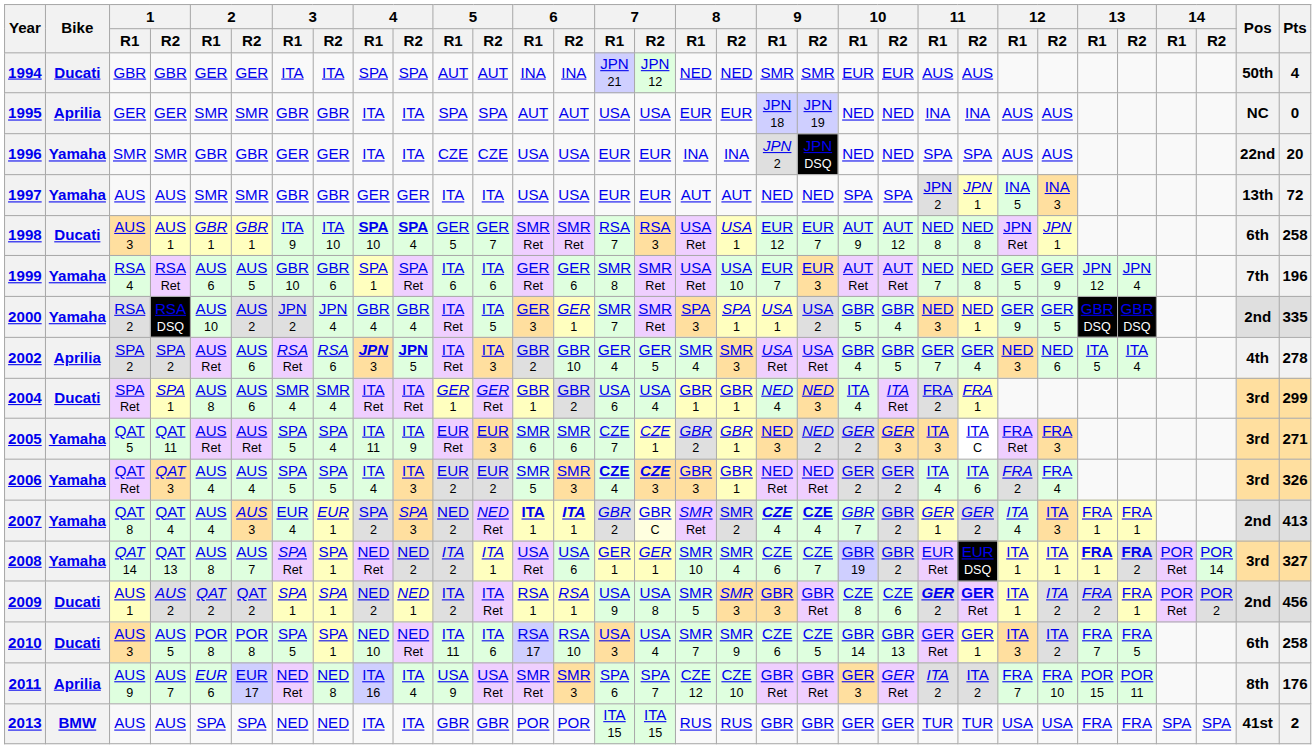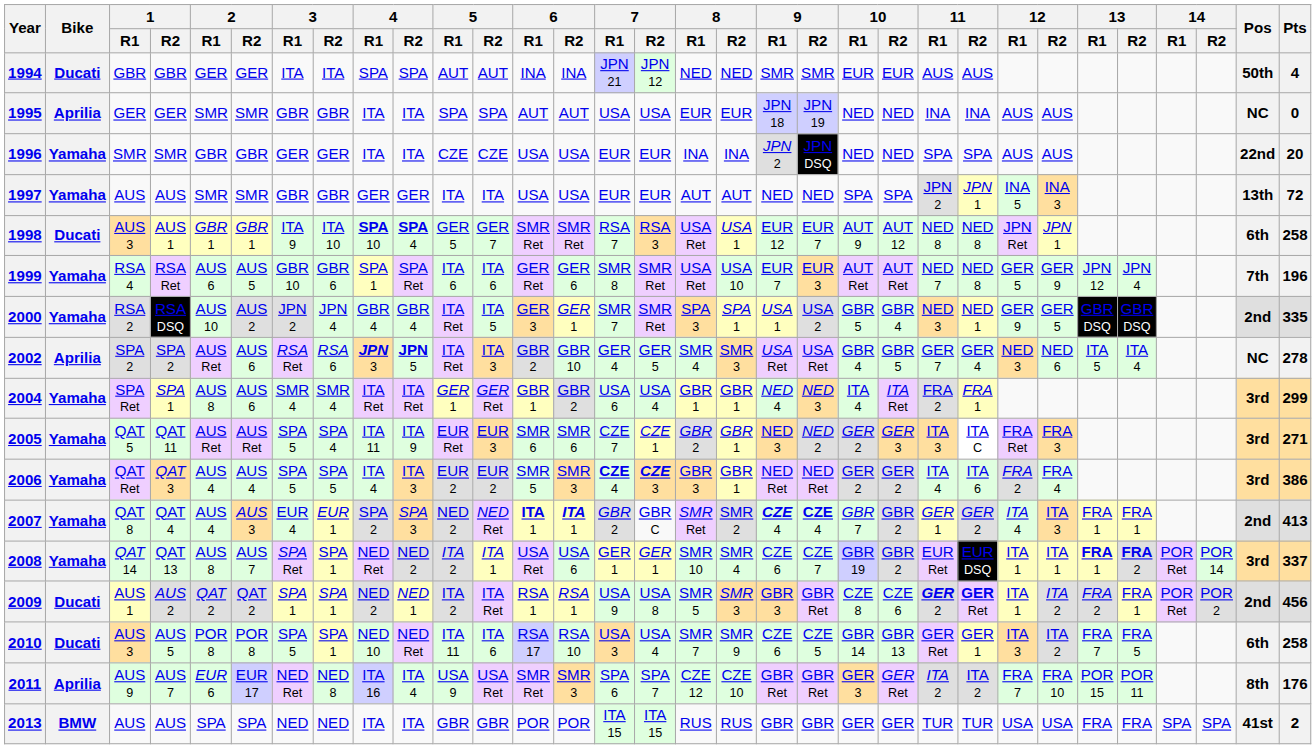(1258, 358) 4th -> (1258, 358) NC
(77, 399) Ducati -> (77, 399) Yamaha
(1295, 480) 326 -> (1295, 480) 386
(655, 521) lightyellow background -> (655, 521) no background
(1295, 561) 327 -> (1295, 561) 337
